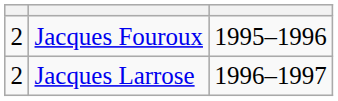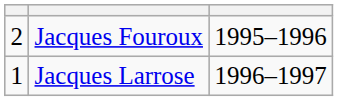(17, 75) 2 -> (17, 75) 1
